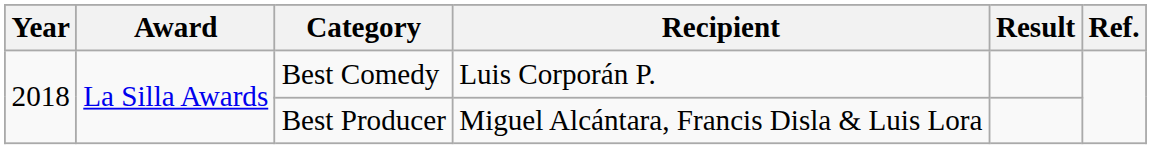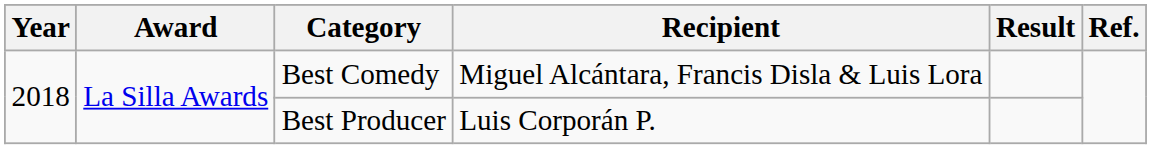(558, 73) Luis Corporán P. -> (721, 73) Miguel Alcántara, Francis Disla & Luis Lora
(721, 119) Miguel Alcántara, Francis Disla & Luis Lora -> (558, 119) Luis Corporán P.
